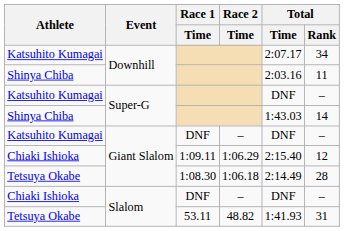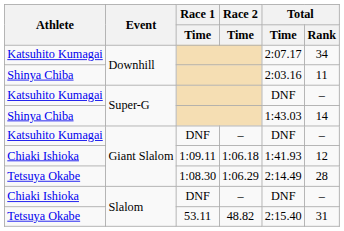(240, 156) 1:06.29 -> (240, 156) 1:06.18
(283, 156) 2:15.40 -> (283, 156) 1:41.93
(240, 176) 1:06.18 -> (240, 176) 1:06.29
(283, 216) 1:41.93 -> (283, 216) 2:15.40
